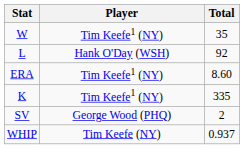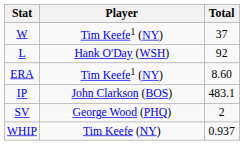(222, 33) 35 -> (222, 33) 37
- row: (22, 95)
+ row: (22, 94)
